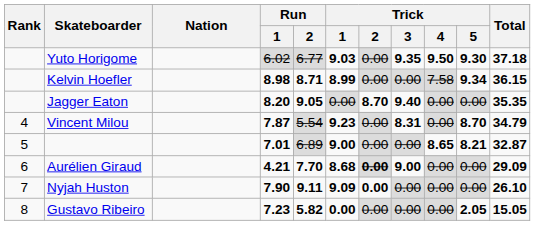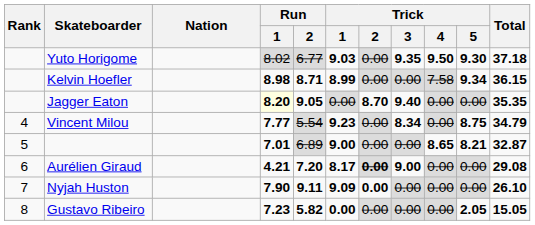(277, 58) 6.02 -> (277, 58) 8.02
(277, 101) no background -> (277, 101) lightyellow background
(277, 123) 7.87 -> (277, 123) 7.77
(408, 123) 8.31 -> (408, 123) 8.34
(473, 123) 8.70 -> (473, 123) 8.75
(310, 166) 7.70 -> (310, 166) 7.20
(342, 166) 8.68 -> (342, 166) 8.17
(510, 166) 29.09 -> (510, 166) 29.08
